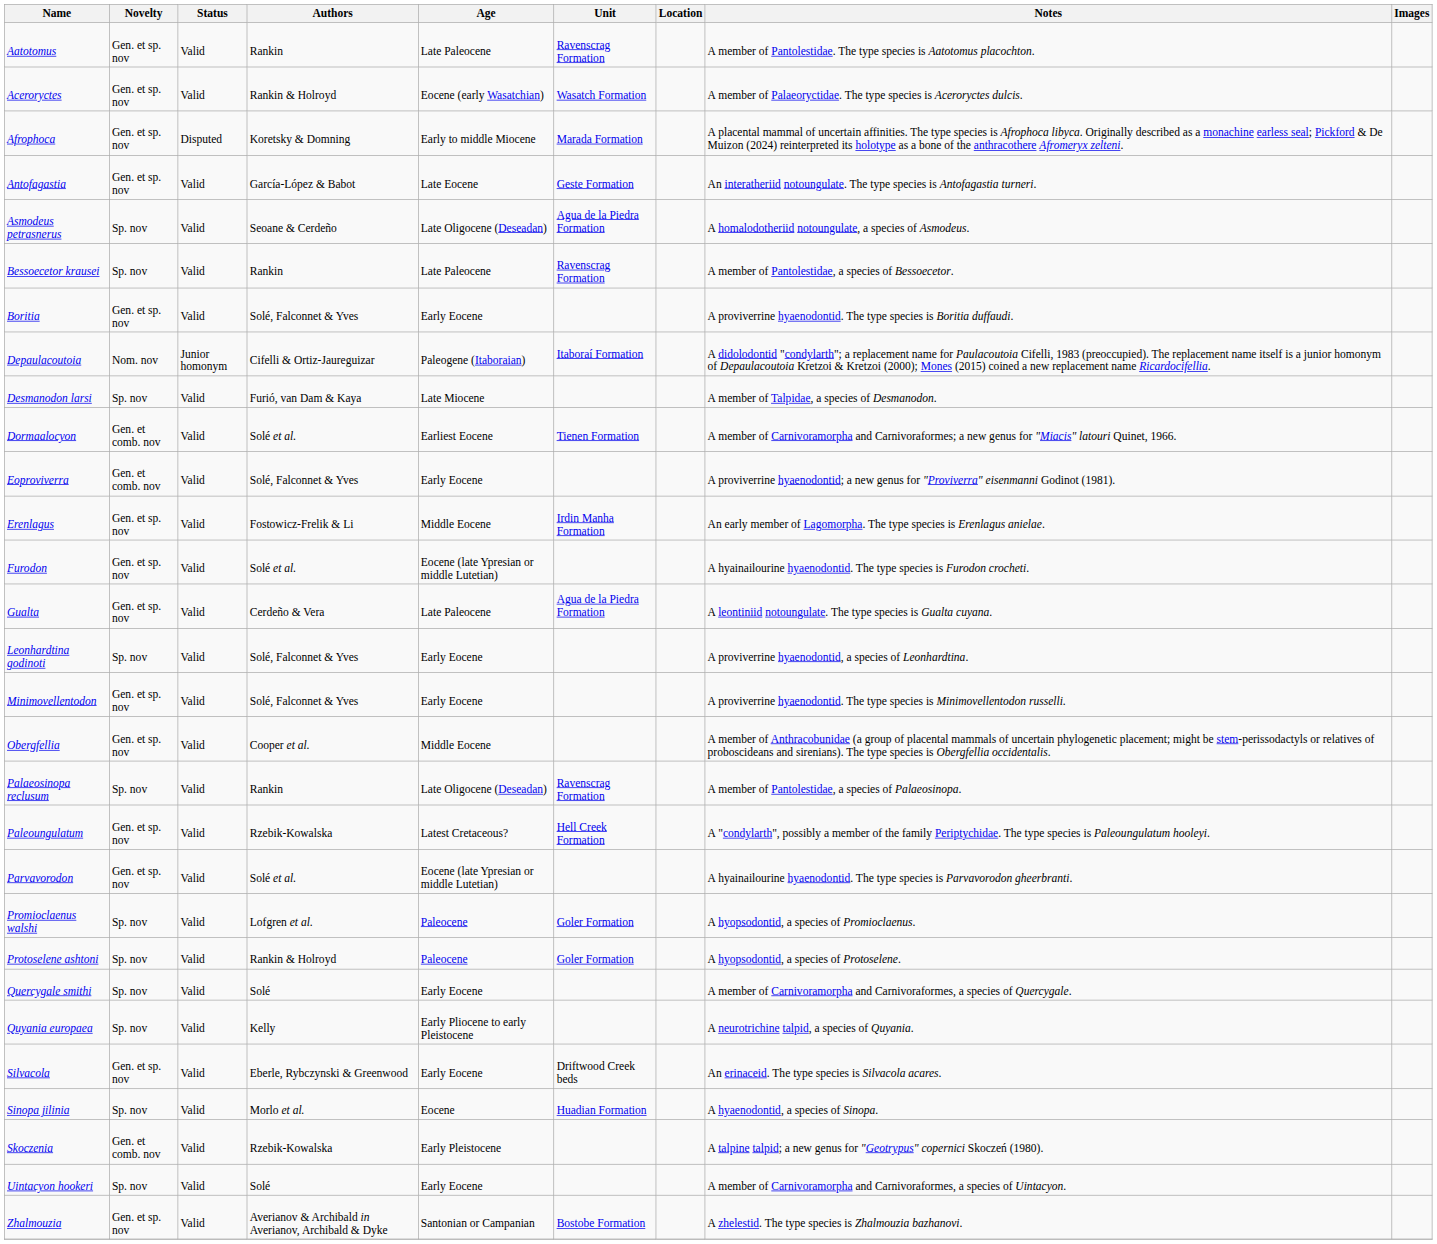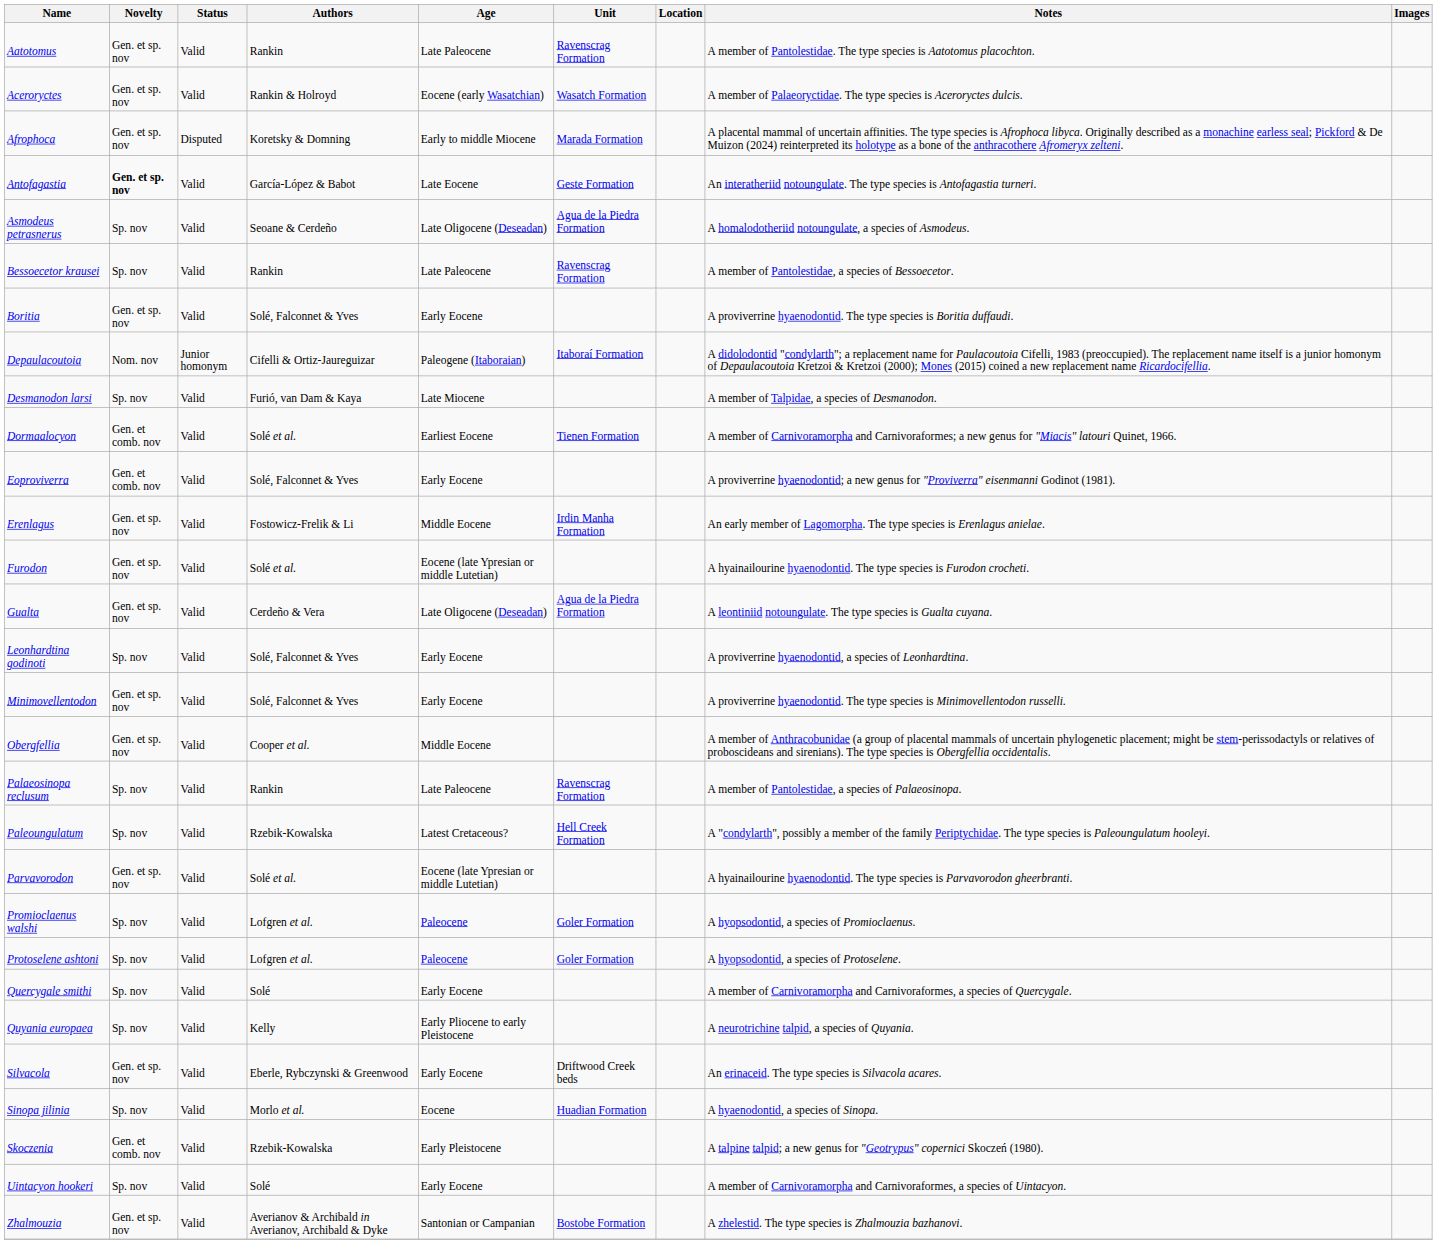(137, 183) normal -> (138, 183) bold
(456, 612) Late Paleocene -> (484, 612) Late Oligocene (Deseadan)
(484, 789) Late Oligocene (Deseadan) -> (456, 789) Late Paleocene
(137, 833) Gen. et sp. nov -> (130, 833) Sp. nov
(293, 959) Rankin & Holroyd -> (281, 959) Lofgren et al.
